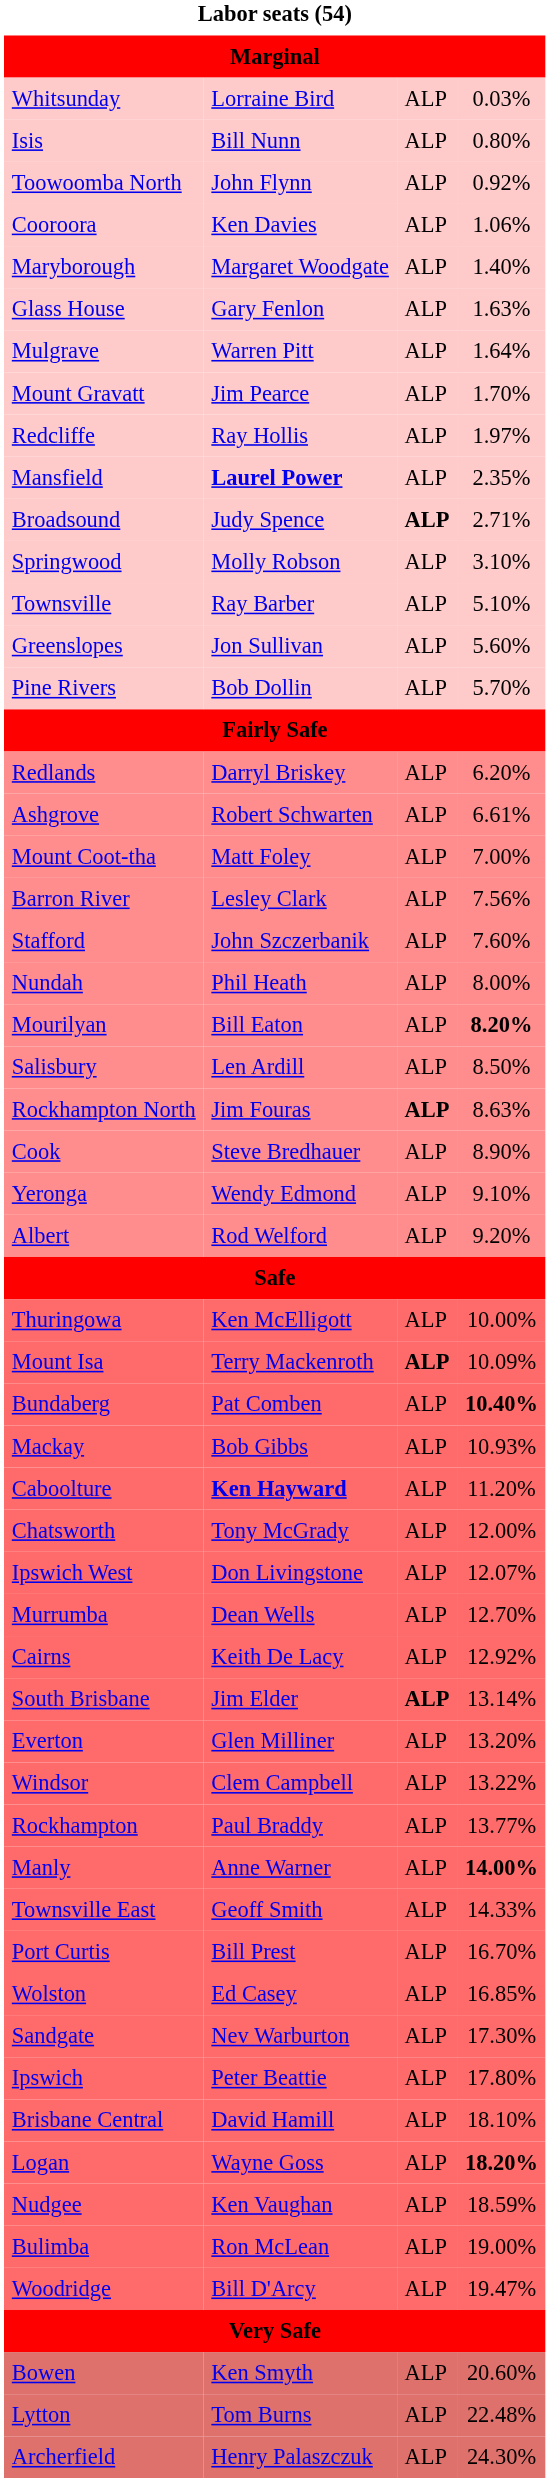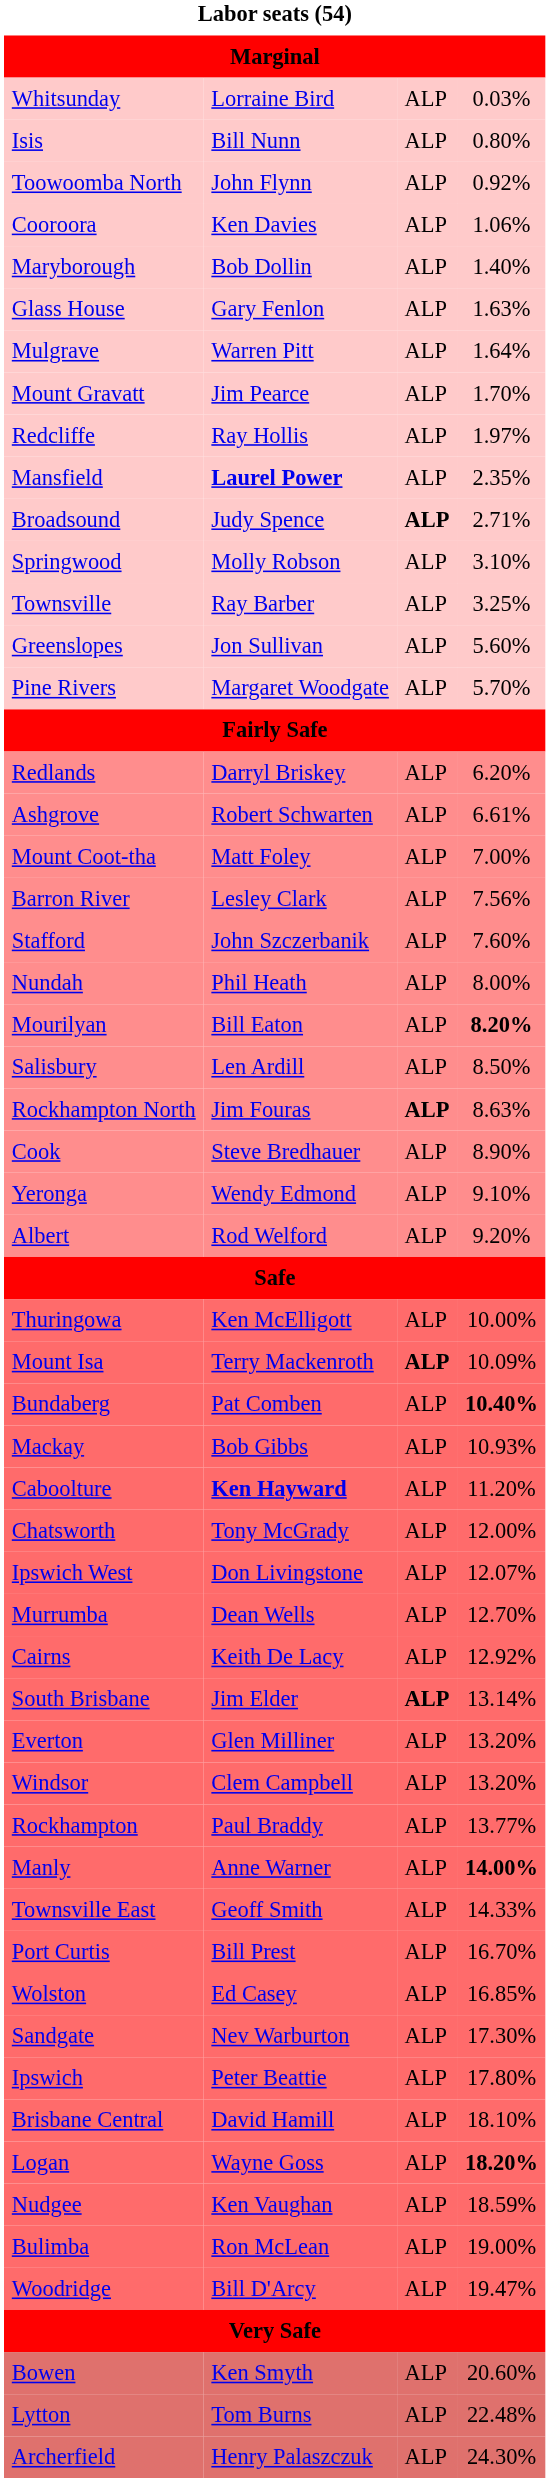(300, 266) Margaret Woodgate -> (262, 266) Bob Dollin
(501, 603) 5.10% -> (501, 603) 3.25%
(262, 687) Bob Dollin -> (300, 687) Margaret Woodgate
(501, 1782) 13.22% -> (501, 1782) 13.20%
